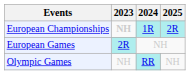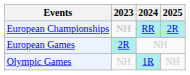(148, 29) 1R -> (148, 29) RR
(148, 62) RR -> (148, 62) 1R
